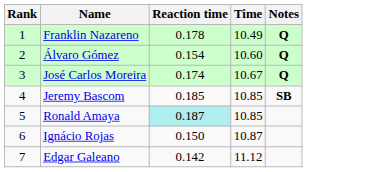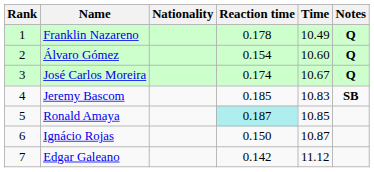+ column: (183, 14)
(248, 95) 10.85 -> (315, 95) 10.83
